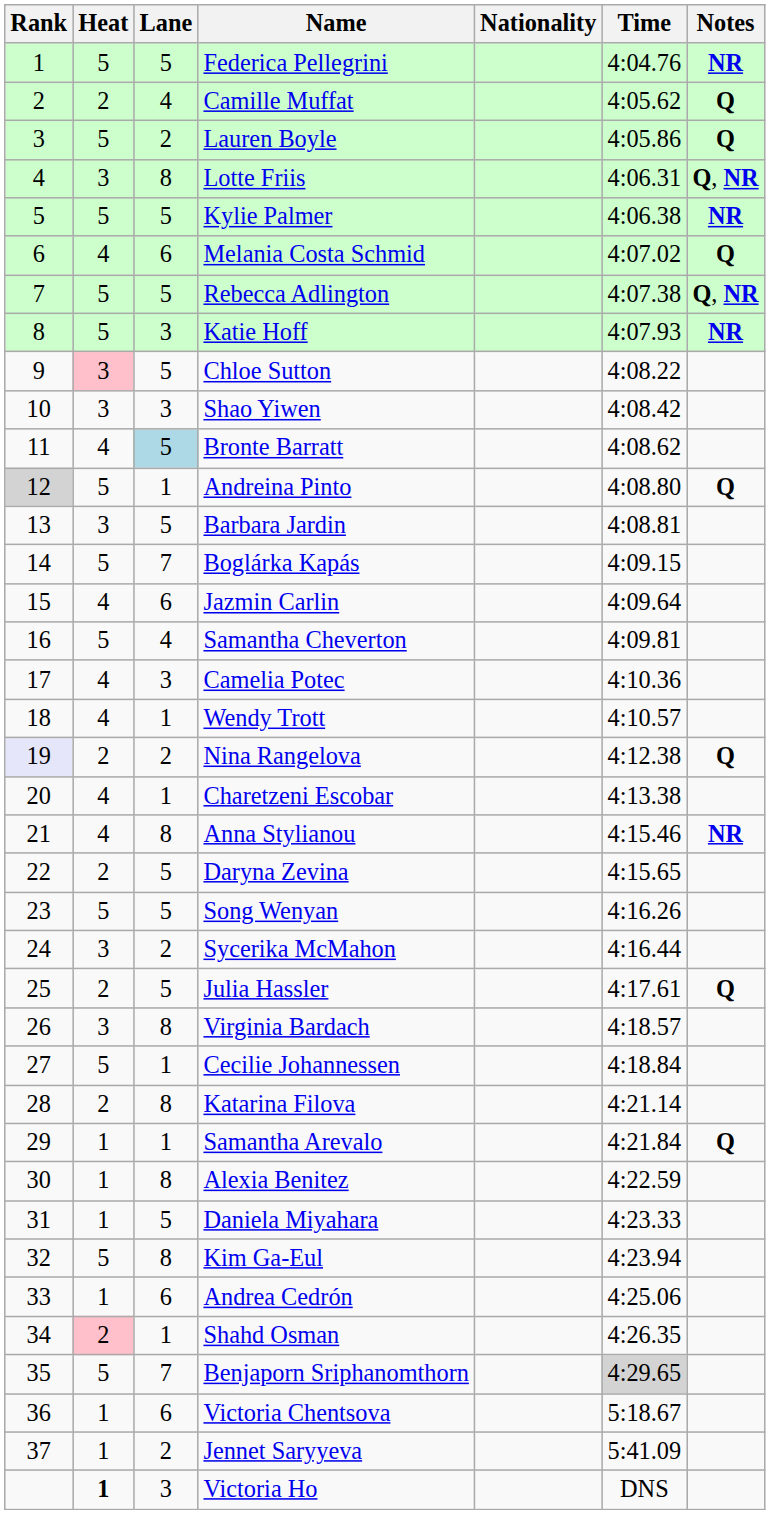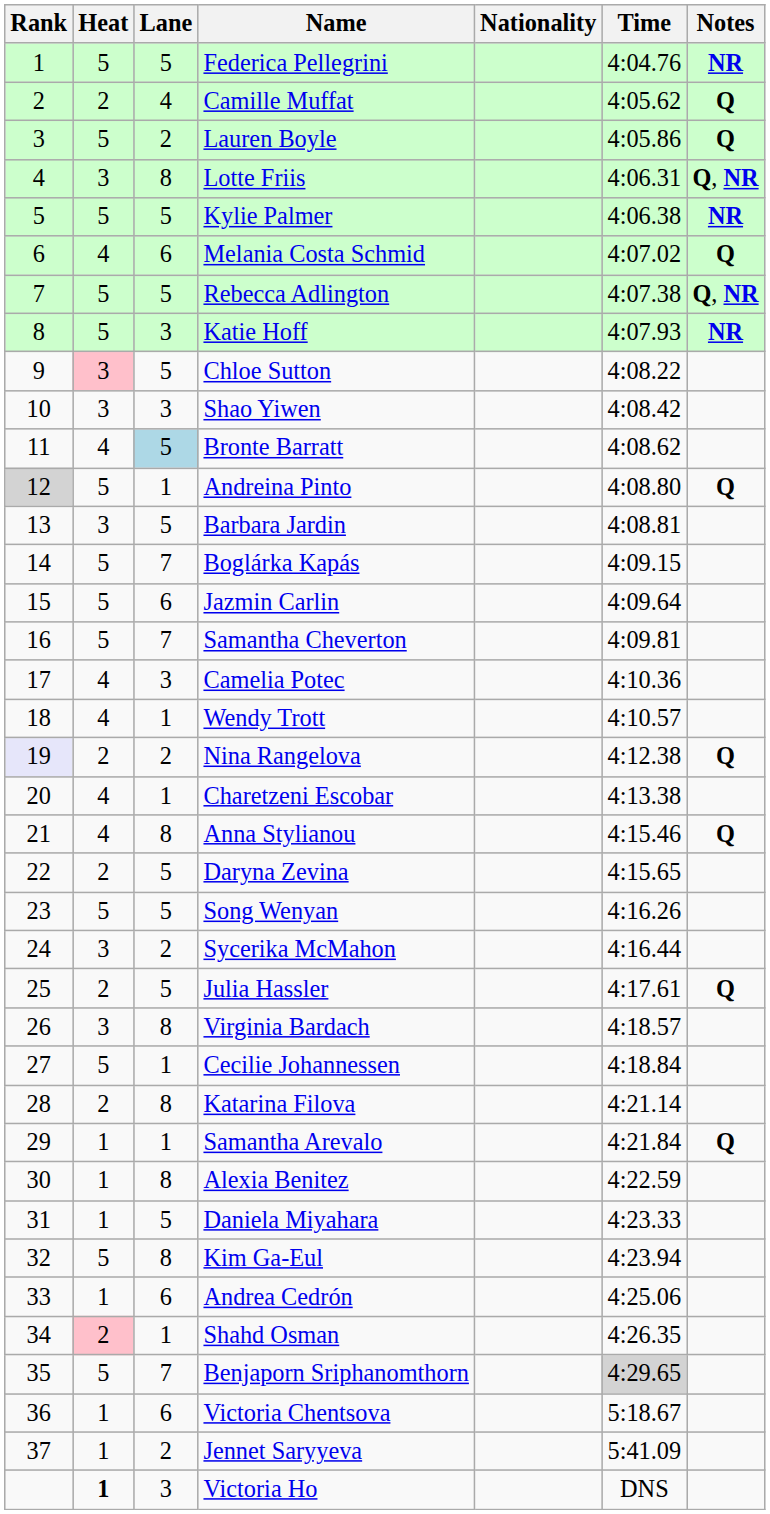(103, 602) 4 -> (103, 602) 5
(166, 640) 4 -> (166, 640) 7
(725, 833) NR -> (725, 833) Q
